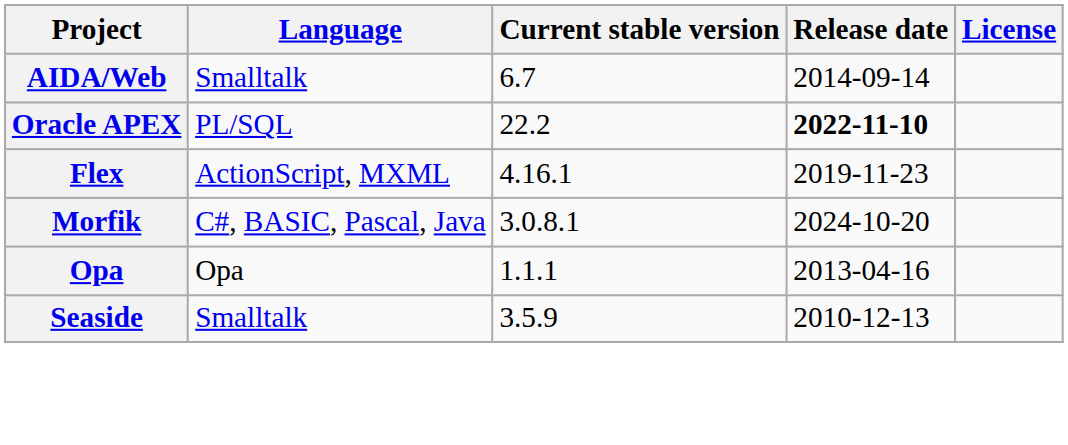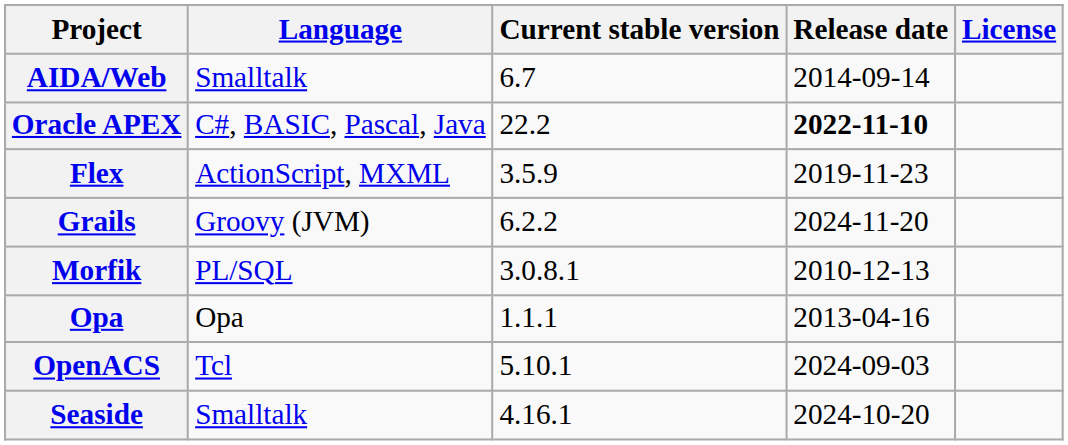(244, 125) PL/SQL -> (340, 125) C#, BASIC, Pascal, Java
(536, 173) 4.16.1 -> (529, 173) 3.5.9
+ row: (97, 221)
(340, 221) C#, BASIC, Pascal, Java -> (244, 270) PL/SQL
(862, 221) 2024-10-20 -> (862, 270) 2010-12-13
+ row: (97, 366)
(529, 318) 3.5.9 -> (536, 414) 4.16.1
(862, 318) 2010-12-13 -> (862, 414) 2024-10-20
